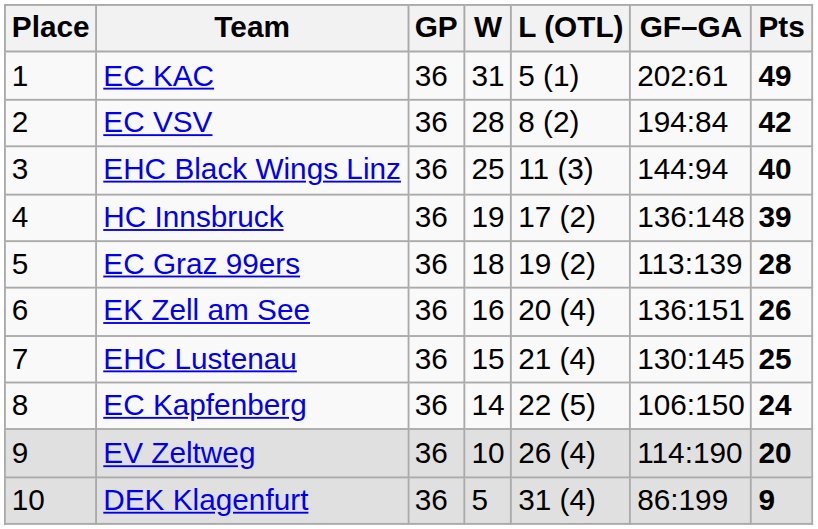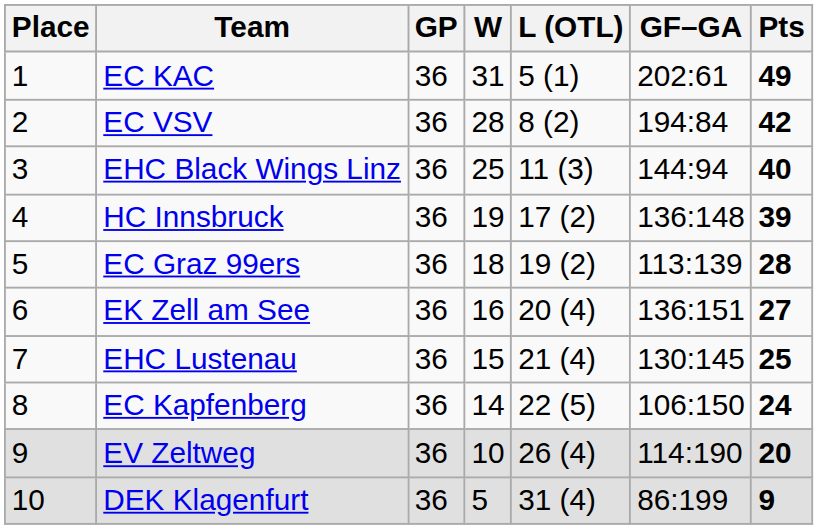(775, 311) 26 -> (775, 311) 27
